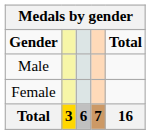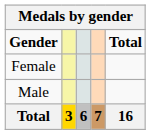rows swapped: (34, 66) <-> (34, 91)
